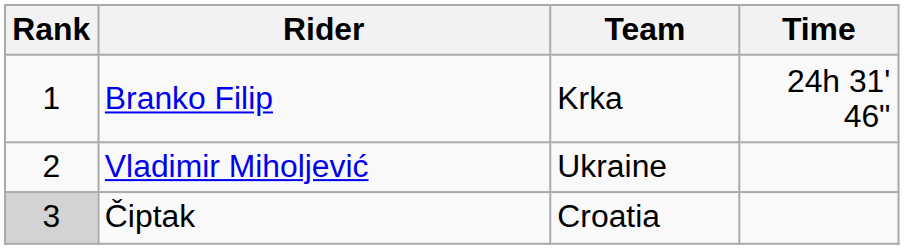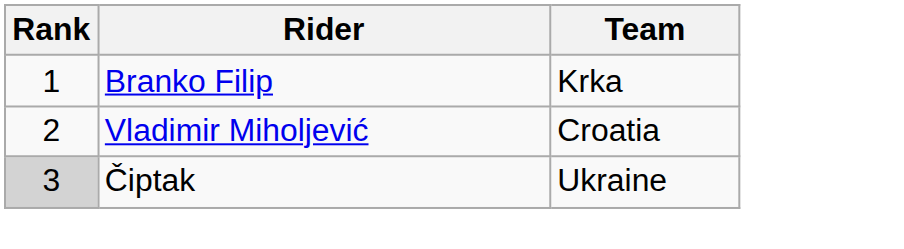- column: (819, 29)
(612, 166) Ukraine -> (609, 130) Croatia
(609, 217) Croatia -> (612, 181) Ukraine
